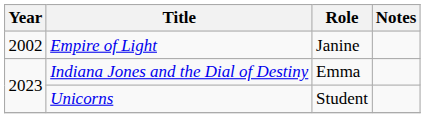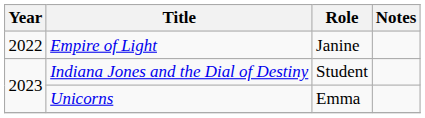(25, 44) 2002 -> (25, 44) 2022
(338, 71) Emma -> (342, 71) Student
(342, 98) Student -> (338, 98) Emma
